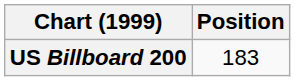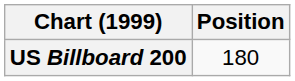(241, 57) 183 -> (241, 57) 180
